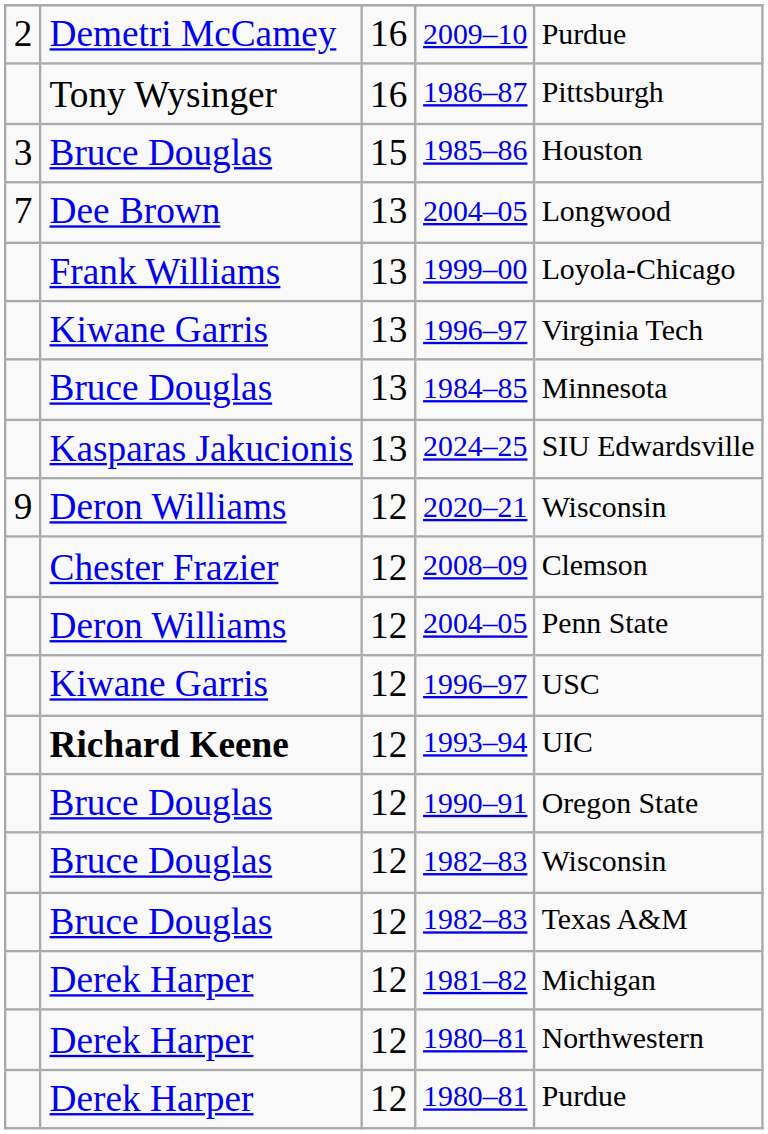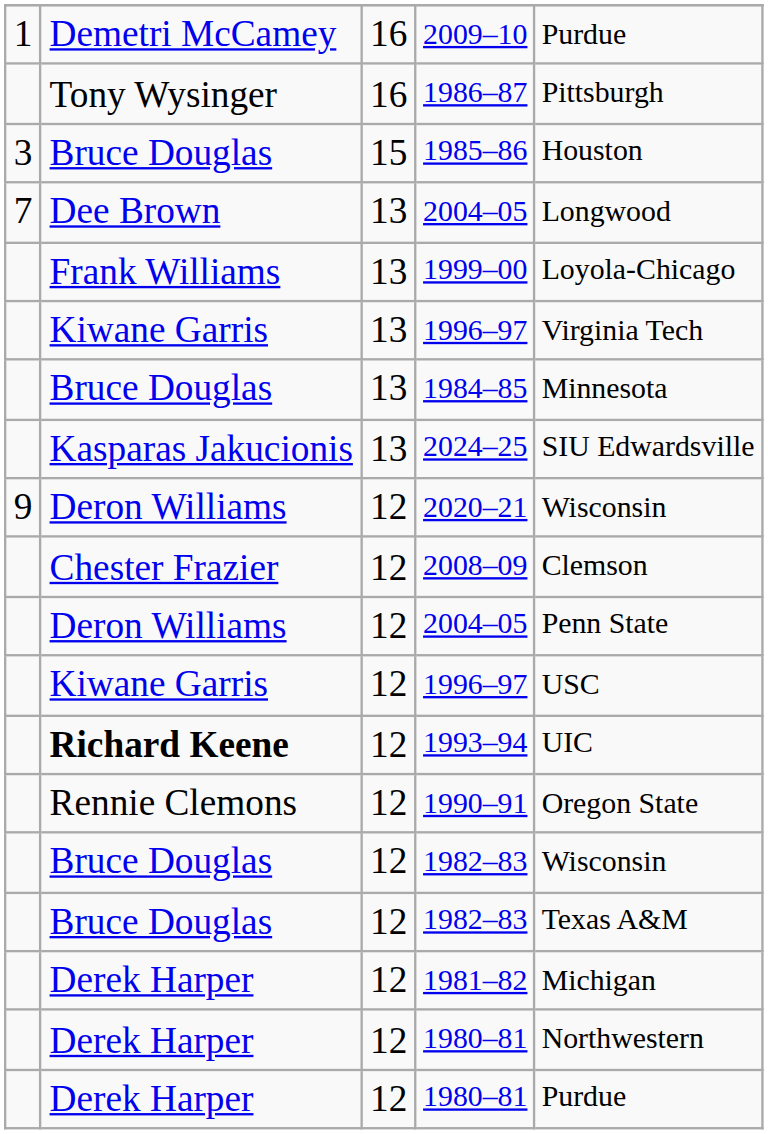(23, 34) 2 -> (23, 34) 1
(161, 802) Bruce Douglas -> (173, 802) Rennie Clemons
